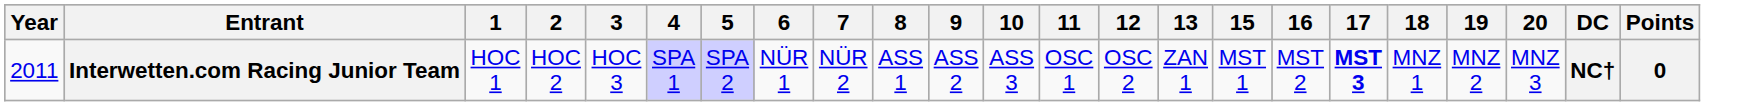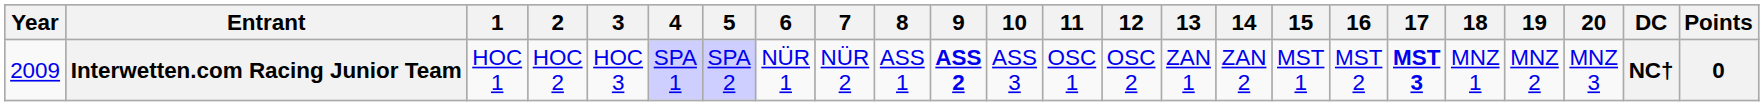+ column: (1244, 22)
(34, 70) 2011 -> (35, 70) 2009
(956, 70) normal -> (958, 70) bold
